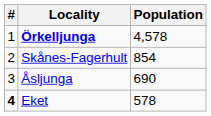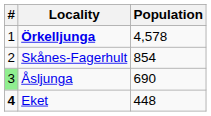(11, 79) no background -> (11, 79) lightgreen background
(145, 100) 578 -> (145, 100) 448
